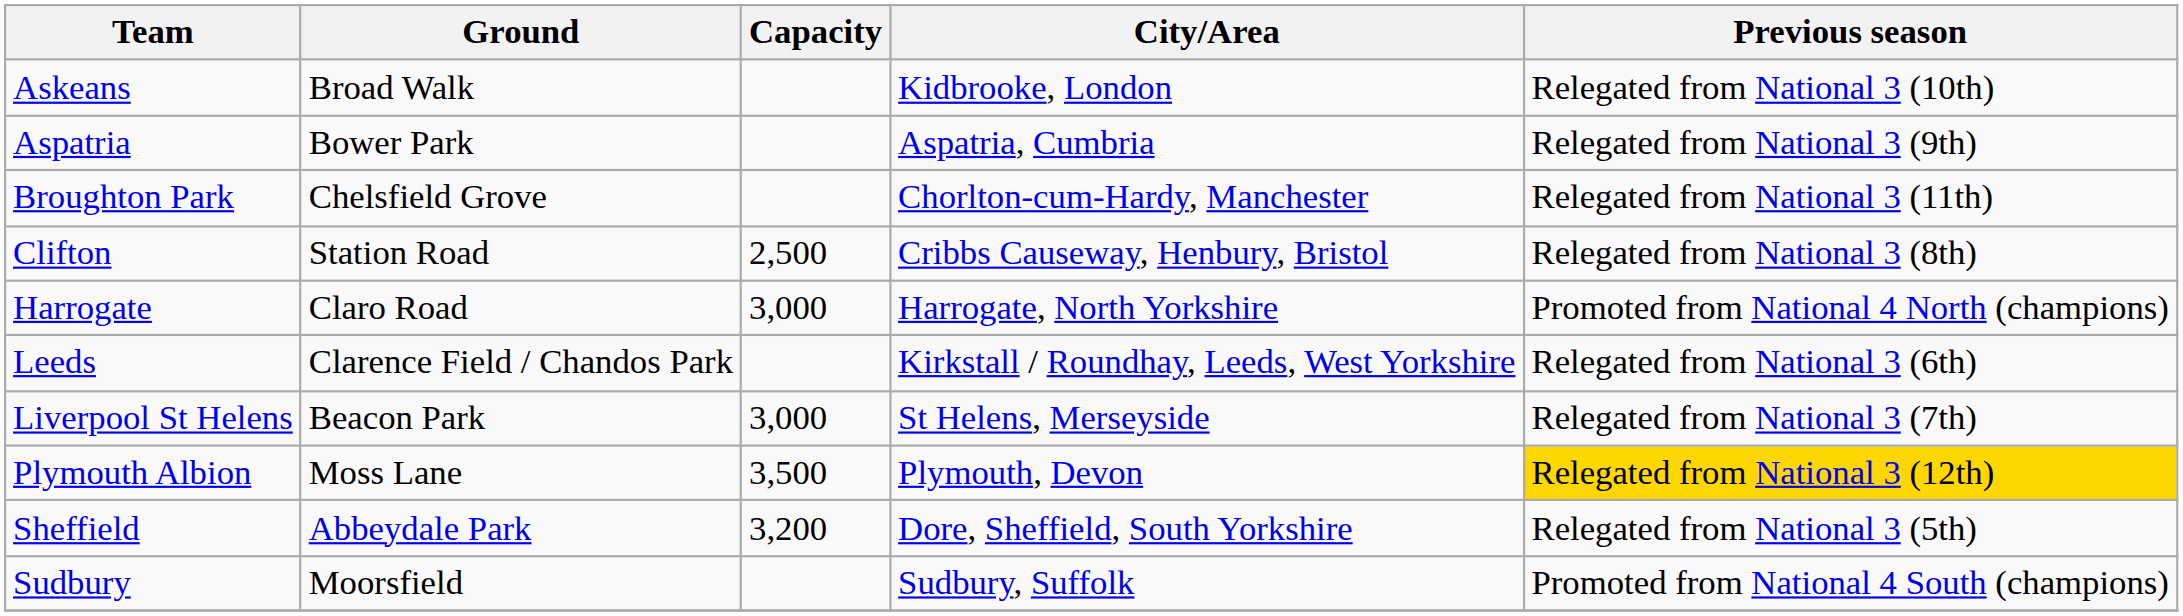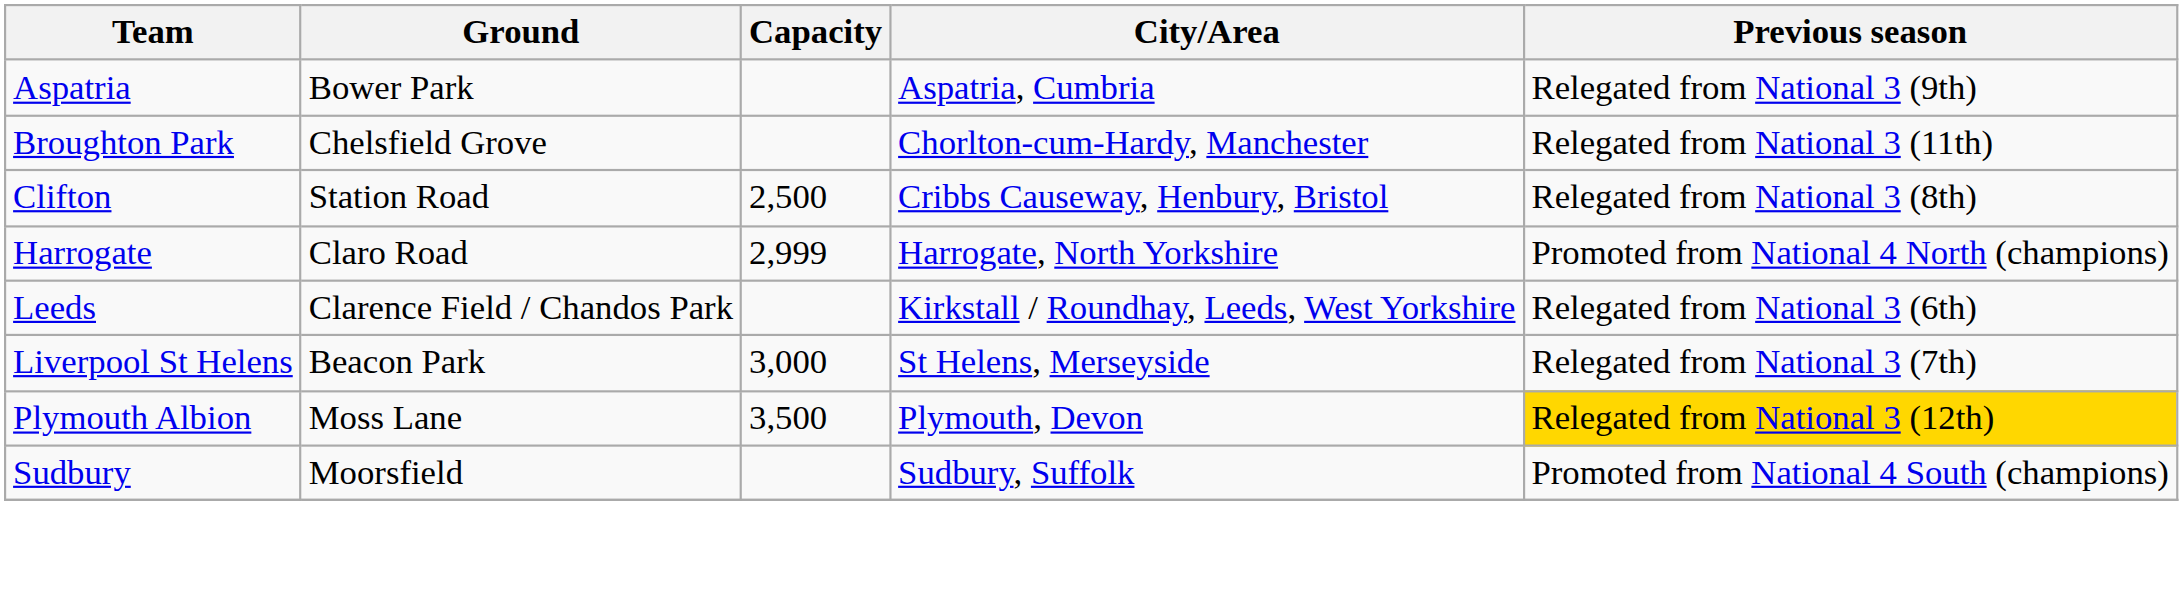- row: (72, 87)
(788, 307) 3,000 -> (788, 252) 2,999
- row: (76, 527)
